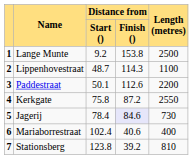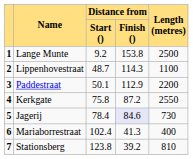(132, 85) 112.6 -> (132, 85) 112.9
(132, 131) 40.6 -> (132, 131) 41.3
